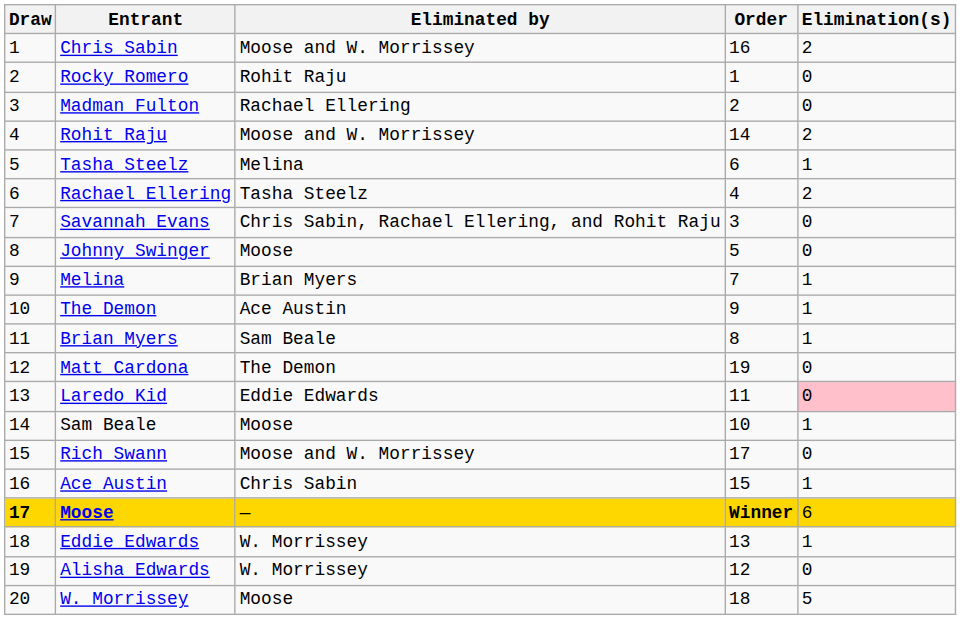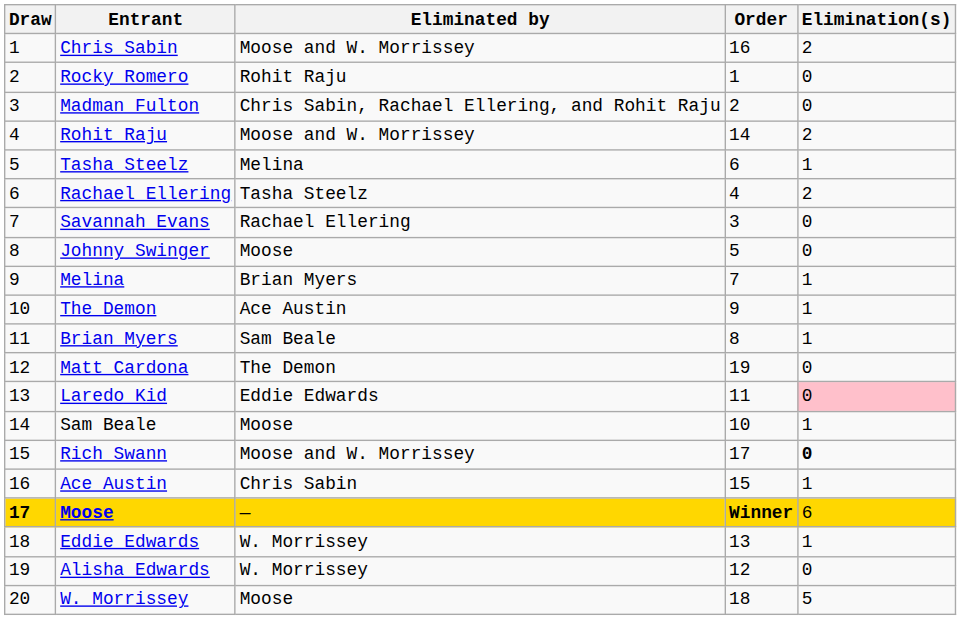(325, 106) Rachael Ellering -> (480, 106) Chris Sabin, Rachael Ellering, and Rohit Raju
(480, 222) Chris Sabin, Rachael Ellering, and Rohit Raju -> (325, 222) Rachael Ellering
(807, 455) normal -> (807, 455) bold
